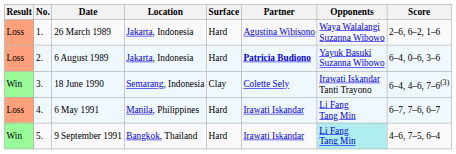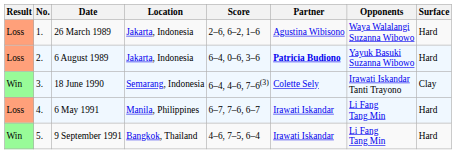columns swapped: (224, 11) <-> (419, 11)
(337, 135) paleturquoise background -> (367, 135) no background
